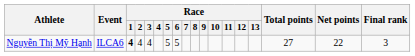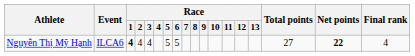(338, 43) normal -> (338, 43) bold
(386, 43) 3 -> (386, 43) 4
